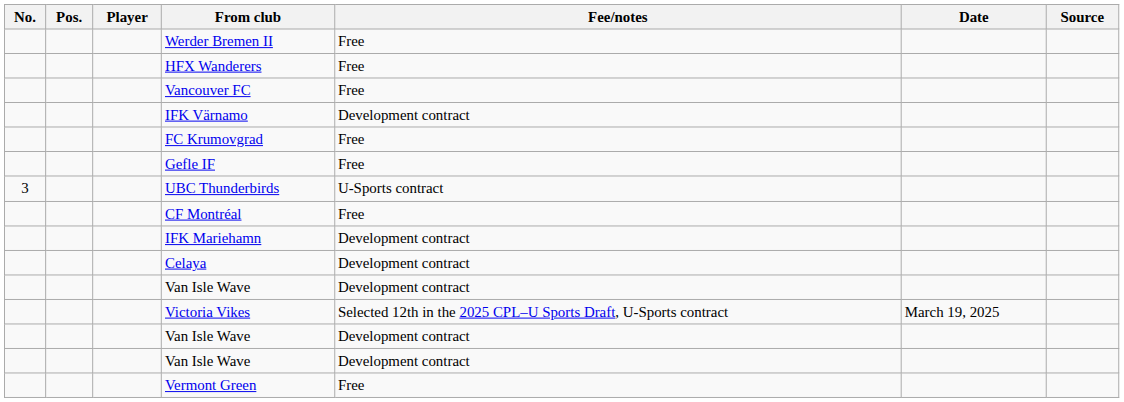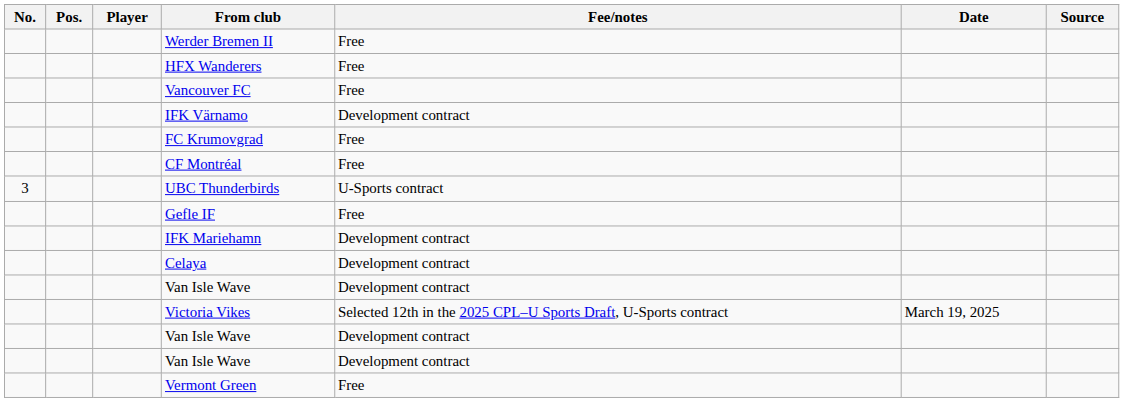rows swapped: (25, 164) <-> (25, 213)
